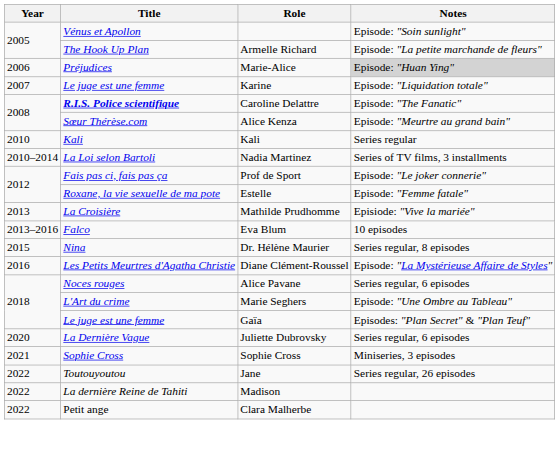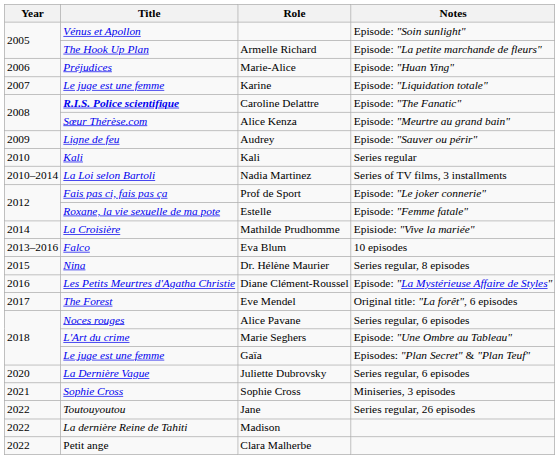(404, 67) lightgrey background -> (404, 67) no background
+ row: (257, 139)
(18, 211) 2013 -> (18, 229) 2014
+ row: (268, 301)
